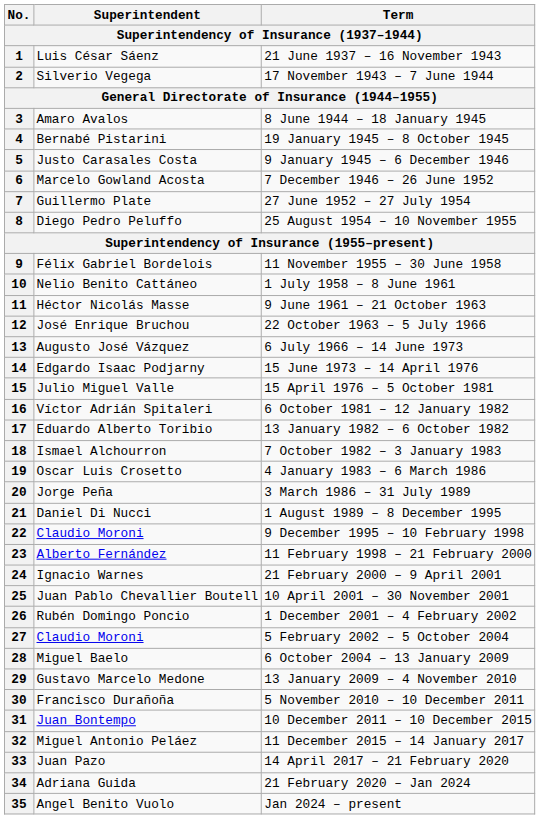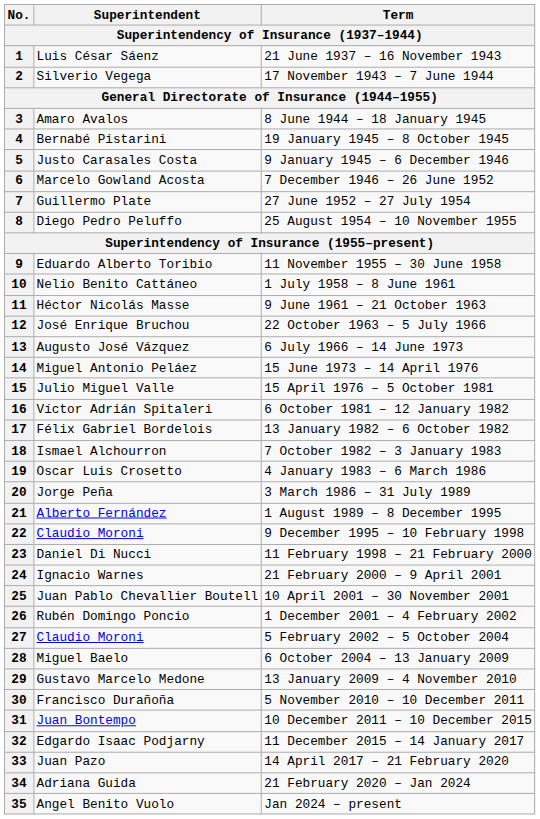(124, 264) Félix Gabriel Bordelois -> (124, 264) Eduardo Alberto Toribio
(121, 368) Edgardo Isaac Podjarny -> (117, 368) Miguel Antonio Peláez
(124, 430) Eduardo Alberto Toribio -> (124, 430) Félix Gabriel Bordelois
(94, 513) Daniel Di Nucci -> (102, 513) Alberto Fernández
(102, 555) Alberto Fernández -> (94, 555) Daniel Di Nucci
(117, 742) Miguel Antonio Peláez -> (121, 742) Edgardo Isaac Podjarny
